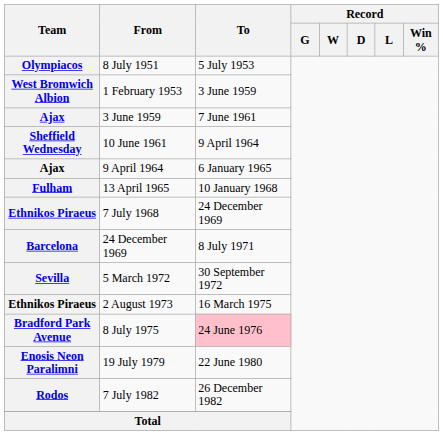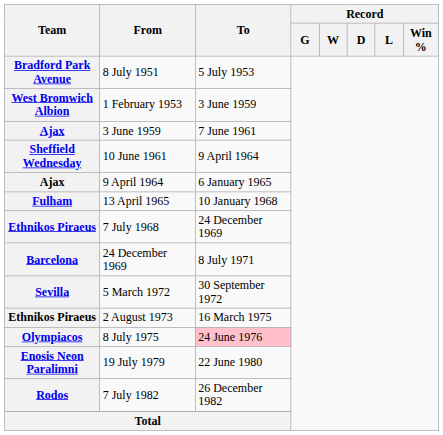(52, 65) Olympiacos -> (52, 72) Bradford Park Avenue
(52, 330) Bradford Park Avenue -> (52, 336) Olympiacos
